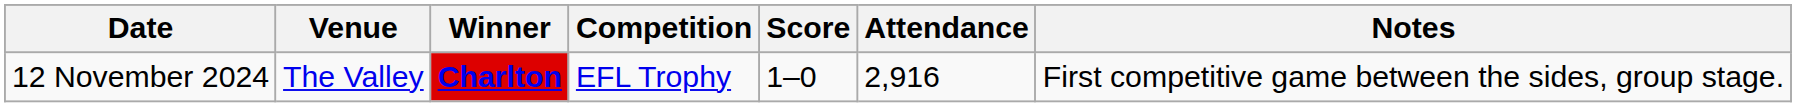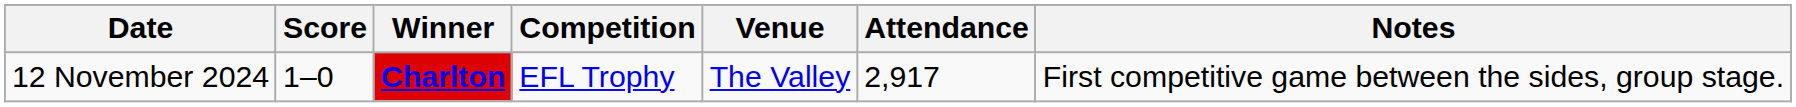columns swapped: (808, 28) <-> (353, 28)
(902, 76) 2,916 -> (902, 76) 2,917
